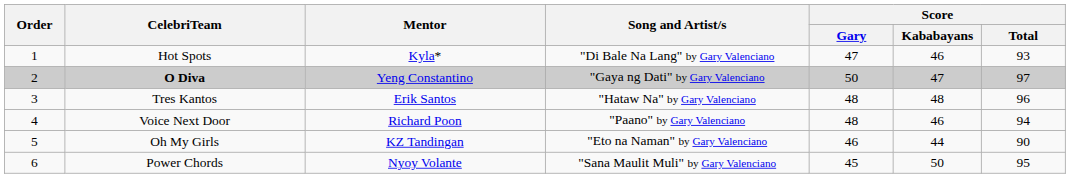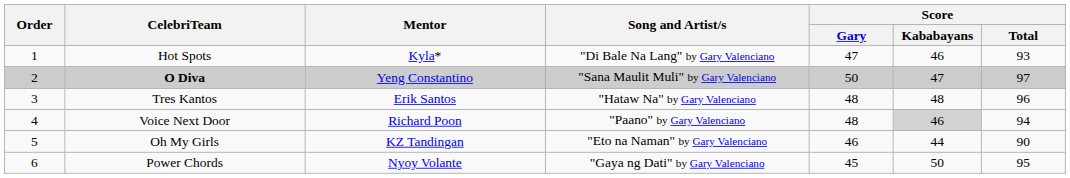(677, 77) "Gaya ng Dati" by Gary Valenciano -> (677, 77) "Sana Maulit Muli" by Gary Valenciano
(937, 120) no background -> (937, 120) lightgrey background
(677, 162) "Sana Maulit Muli" by Gary Valenciano -> (677, 162) "Gaya ng Dati" by Gary Valenciano
